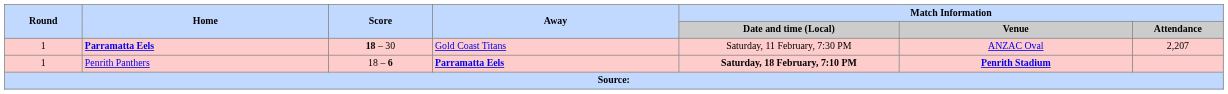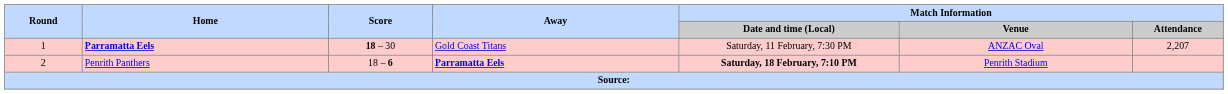(43, 63) 1 -> (43, 63) 2
(1016, 63) bold -> (1016, 63) normal
